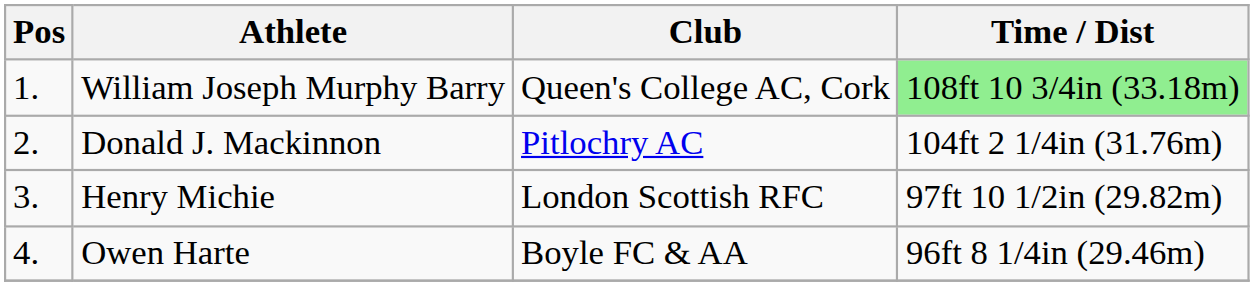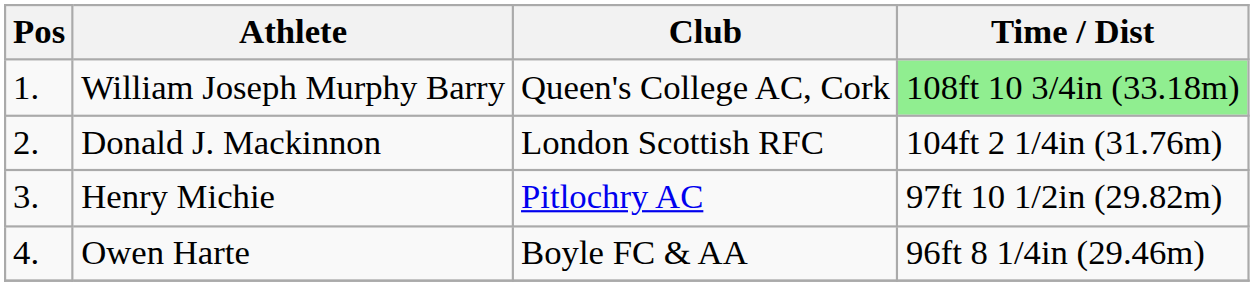(612, 142) Pitlochry AC -> (672, 142) London Scottish RFC
(672, 197) London Scottish RFC -> (612, 197) Pitlochry AC
